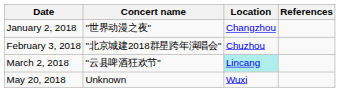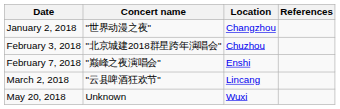+ row: (44, 63)
(243, 63) paleturquoise background -> (243, 80) no background
